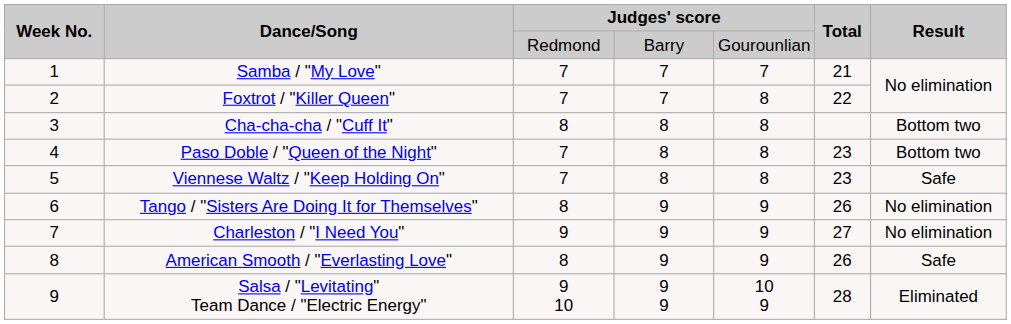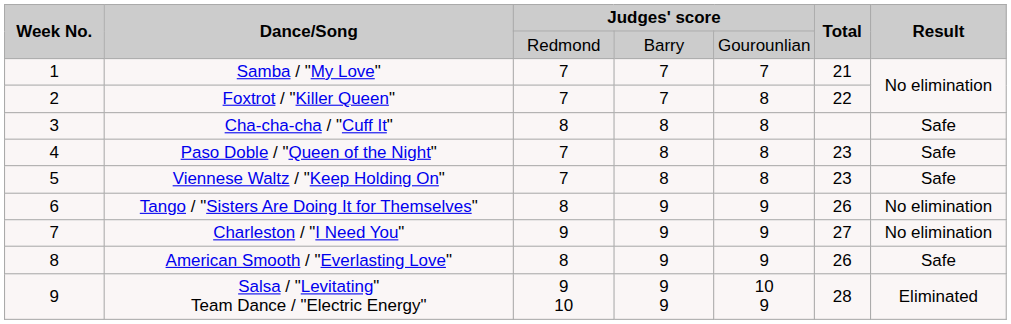(938, 125) Bottom two -> (938, 125) Safe
(938, 152) Bottom two -> (938, 152) Safe
